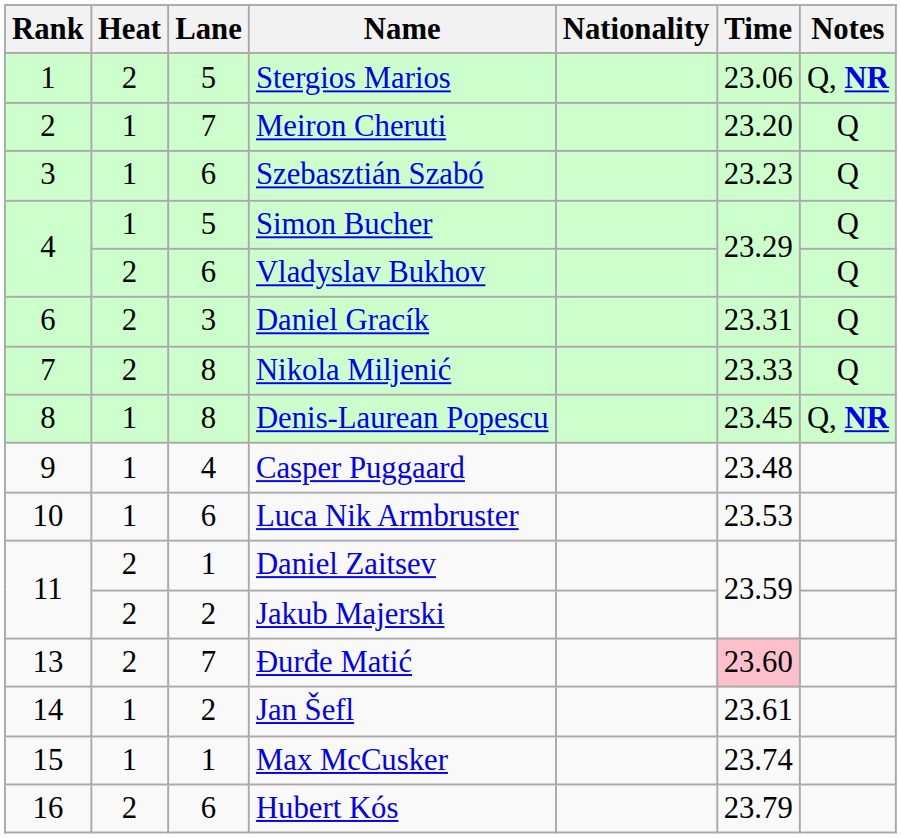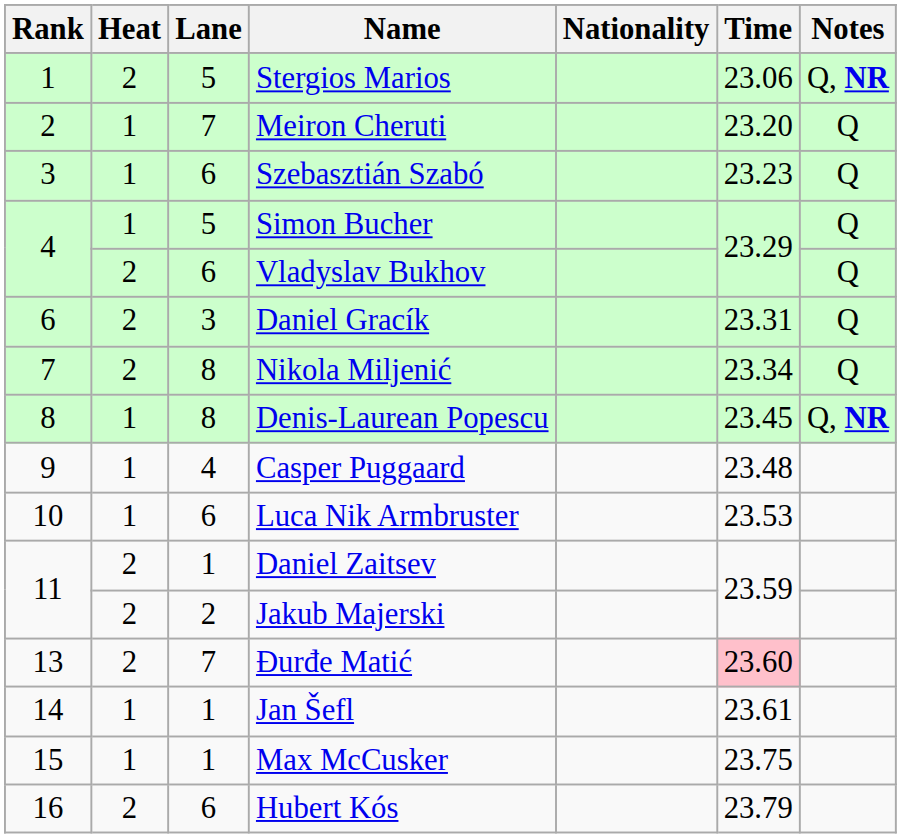(758, 369) 23.33 -> (758, 369) 23.34
(208, 710) 2 -> (208, 710) 1
(758, 759) 23.74 -> (758, 759) 23.75
